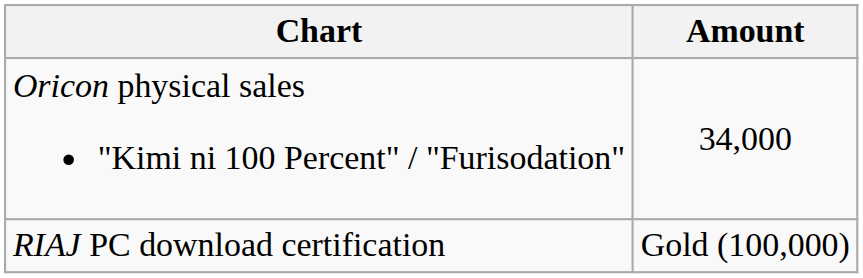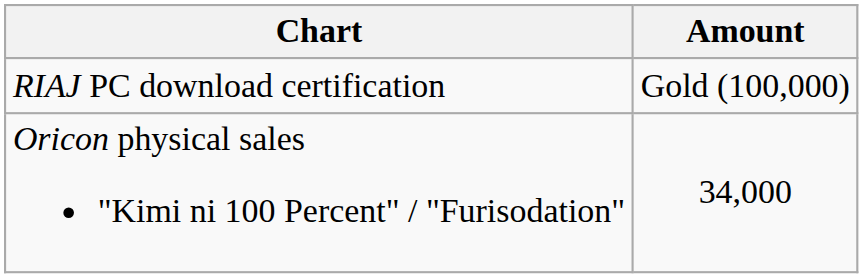rows swapped: (319, 122) <-> (229, 244)
